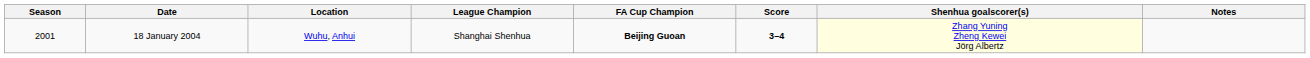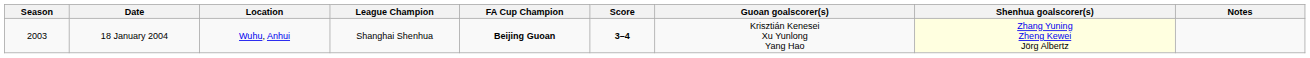+ column: (785, 12)
(45, 36) 2001 -> (37, 36) 2003
